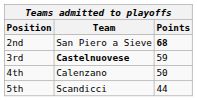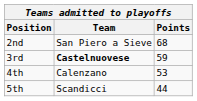(162, 42) bold -> (162, 42) normal
(162, 73) 50 -> (162, 73) 53
